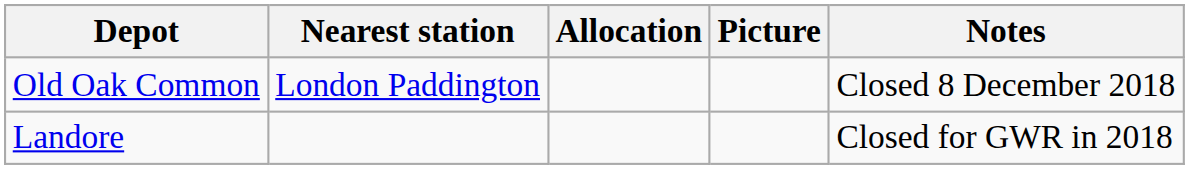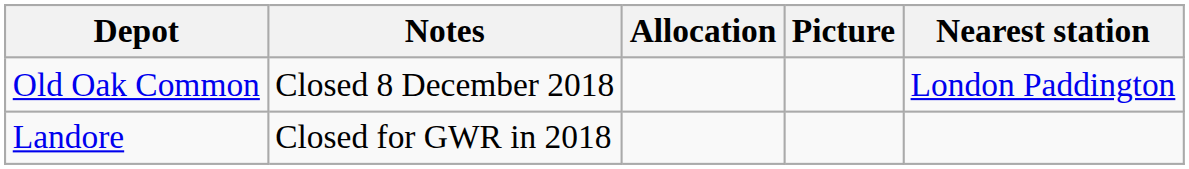columns swapped: (408, 31) <-> (1006, 31)
